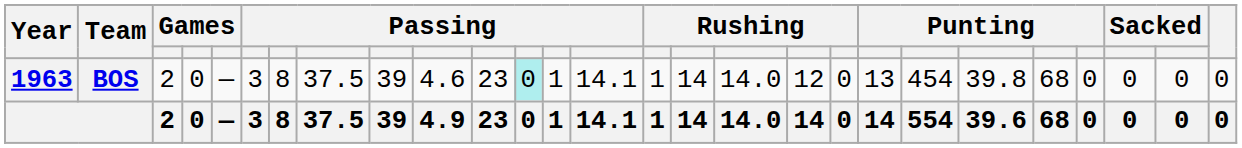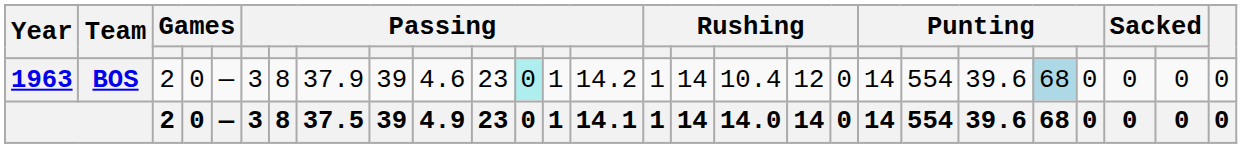(333, 80) 37.5 -> (333, 80) 37.9
(606, 80) 14.1 -> (606, 80) 14.2
(751, 80) 14.0 -> (751, 80) 10.4
(879, 80) 13 -> (879, 80) 14
(930, 80) 454 -> (930, 80) 554
(996, 80) 39.8 -> (996, 80) 39.6
(1054, 80) no background -> (1054, 80) lightblue background
